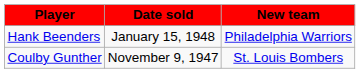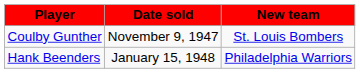rows swapped: (55, 57) <-> (54, 36)
